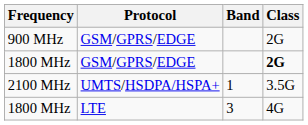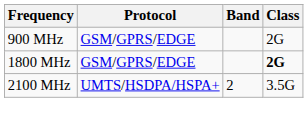(230, 85) 1 -> (230, 85) 2
- row: (39, 108)
